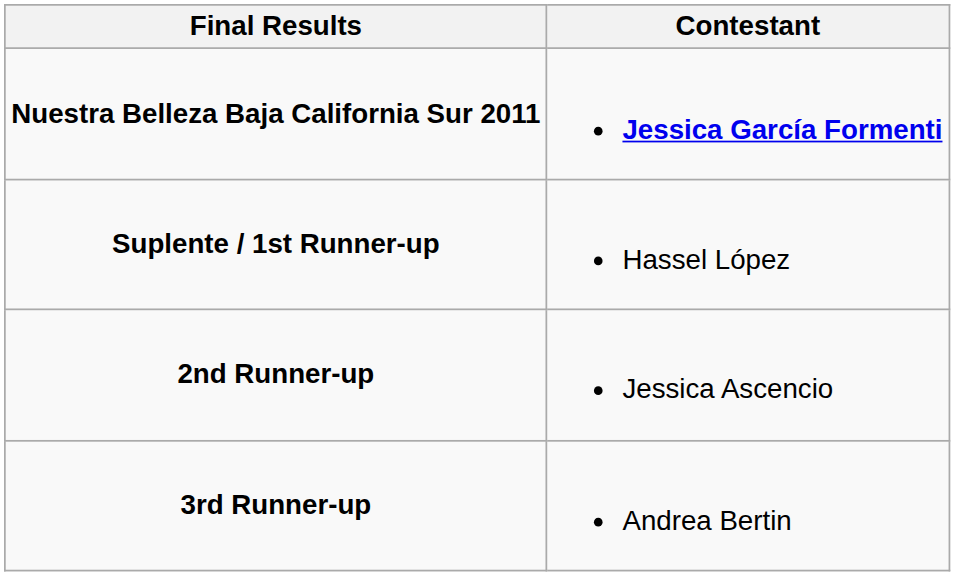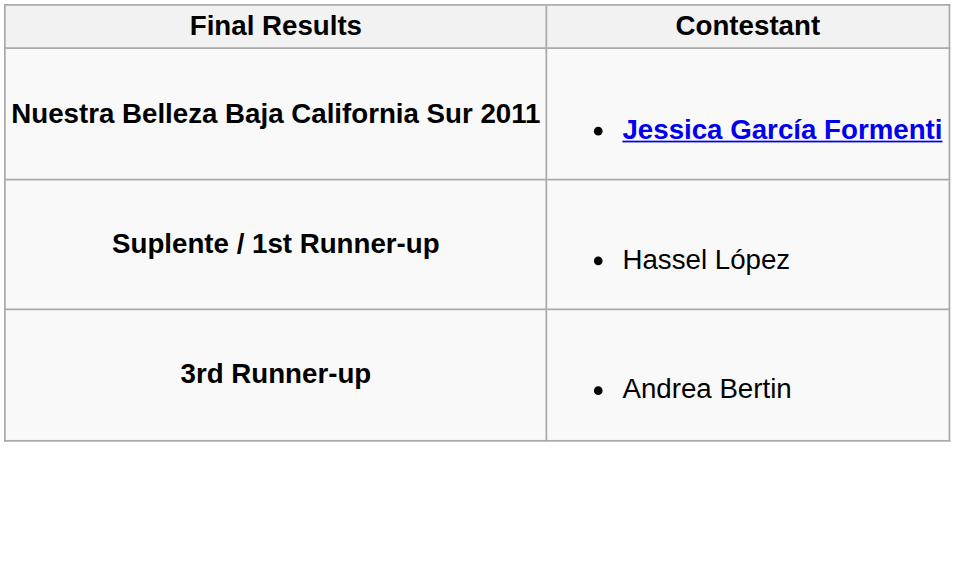- row: (276, 374)
